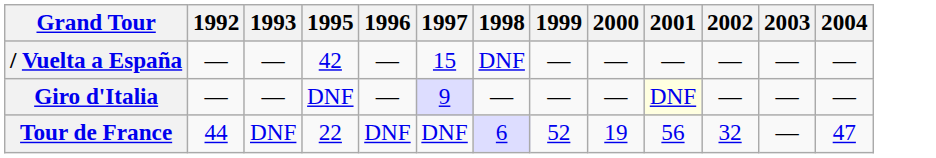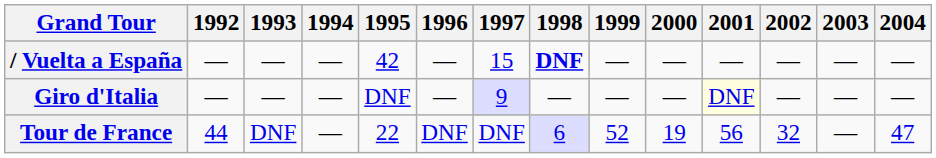+ column: (330, 22)
(502, 59) normal -> (559, 59) bold
